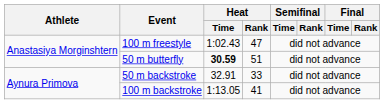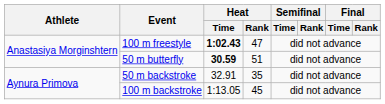(223, 44) normal -> (224, 44) bold
(256, 76) 33 -> (257, 76) 35
(256, 91) 41 -> (257, 91) 45
